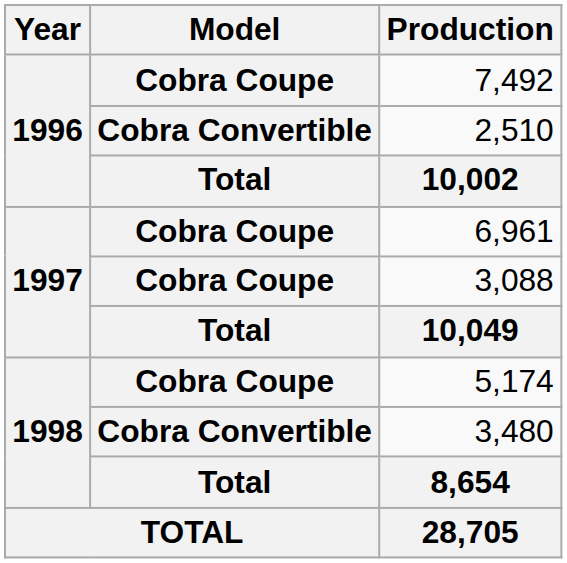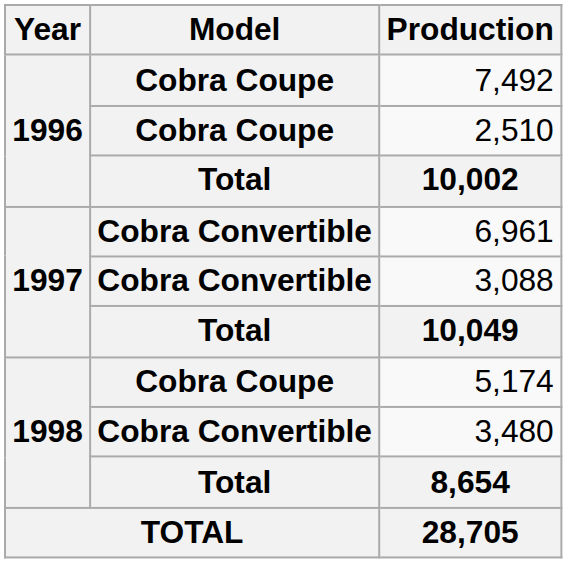(235, 130) Cobra Convertible -> (235, 130) Cobra Coupe
(235, 230) Cobra Coupe -> (235, 230) Cobra Convertible
(235, 280) Cobra Coupe -> (235, 280) Cobra Convertible
